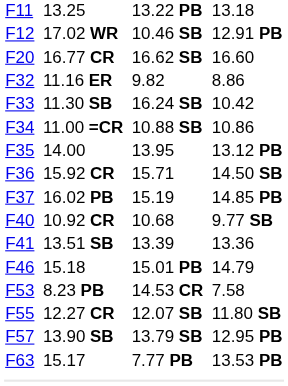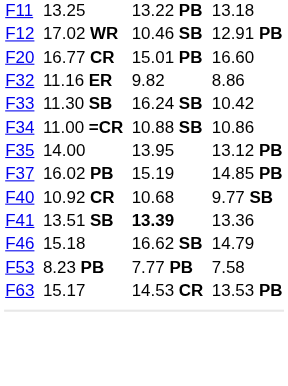(167, 57) 16.62 SB -> (167, 57) 15.01 PB
- row: (20, 173)
(153, 243) normal -> (153, 220) bold
(167, 267) 15.01 PB -> (167, 243) 16.62 SB
(167, 290) 14.53 CR -> (162, 267) 7.77 PB
- row: (20, 313)
- row: (20, 337)
(162, 360) 7.77 PB -> (167, 290) 14.53 CR
